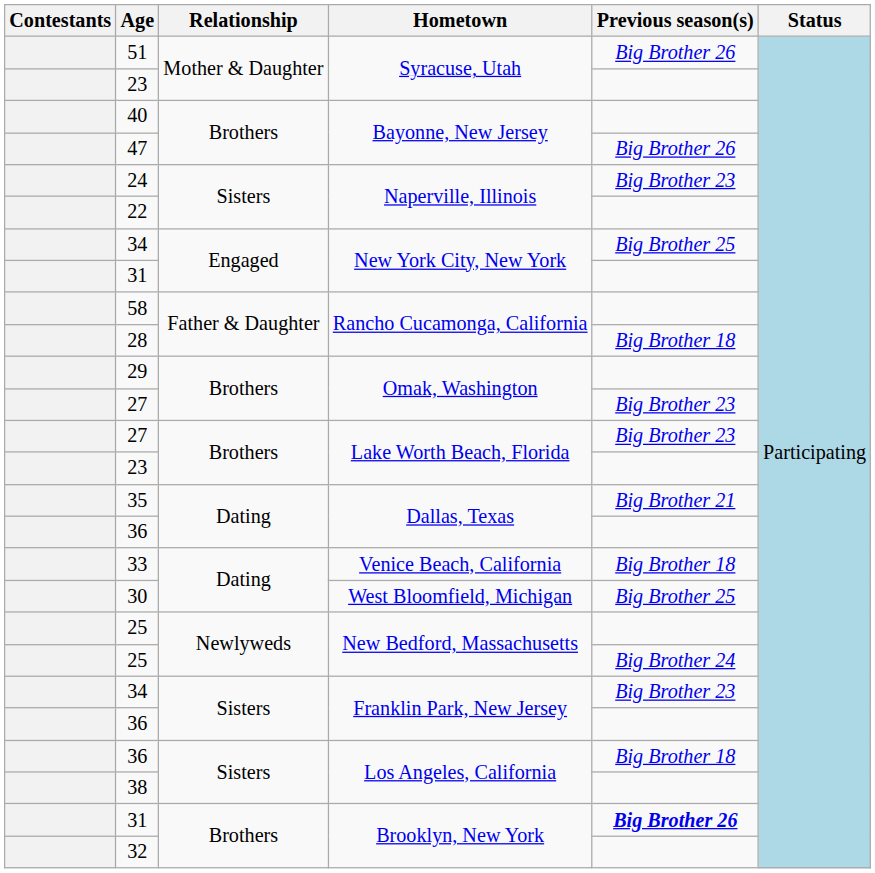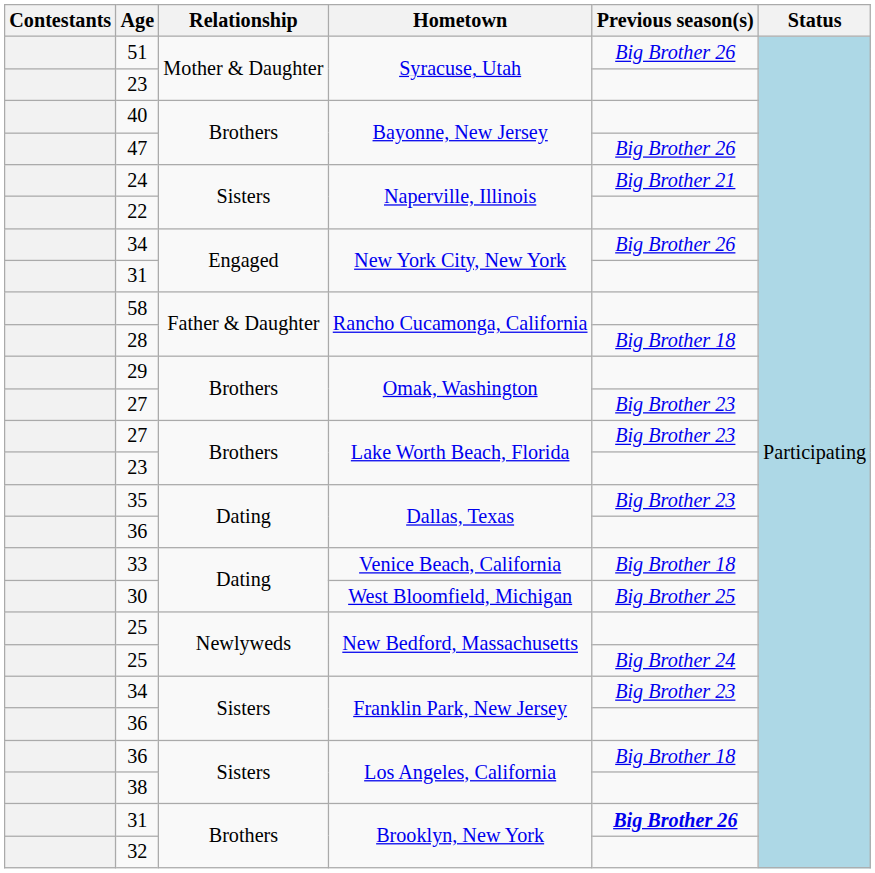(675, 180) Big Brother 23 -> (675, 180) Big Brother 21
(675, 244) Big Brother 25 -> (675, 244) Big Brother 26
(675, 500) Big Brother 21 -> (675, 500) Big Brother 23
